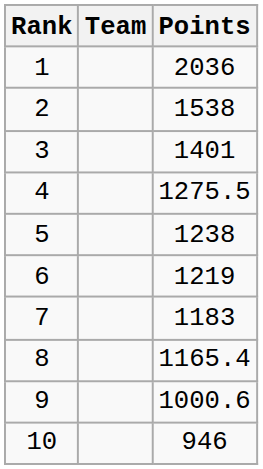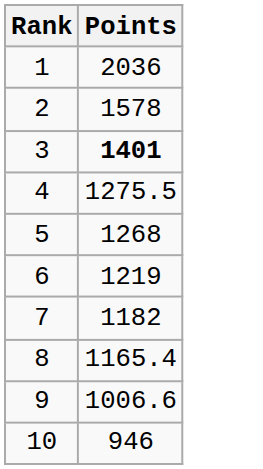- column: (116, 26)
(205, 109) 1538 -> (131, 109) 1578
(205, 151) normal -> (131, 151) bold
(205, 235) 1238 -> (131, 235) 1268
(205, 318) 1183 -> (131, 318) 1182
(205, 402) 1000.6 -> (131, 402) 1006.6
